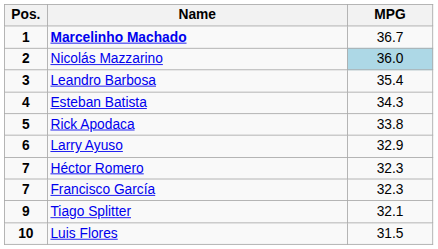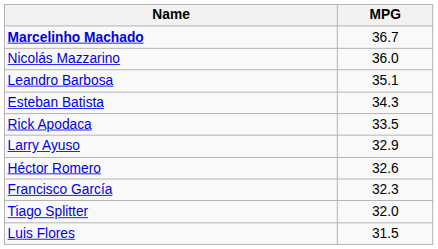- column: (26, 15)
(390, 59) lightblue background -> (385, 59) no background
(390, 80) 35.4 -> (385, 80) 35.1
(390, 124) 33.8 -> (385, 124) 33.5
(390, 168) 32.3 -> (385, 168) 32.6
(390, 211) 32.1 -> (385, 211) 32.0
